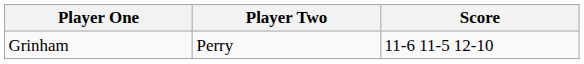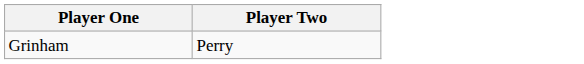- column: (480, 17)
